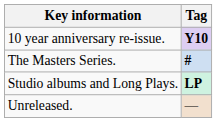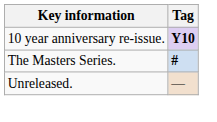- row: (93, 83)
